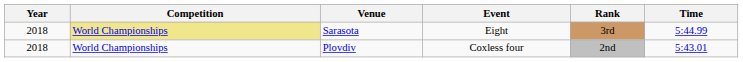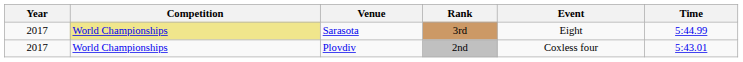columns swapped: (607, 13) <-> (496, 13)
(37, 31) 2018 -> (37, 31) 2017
(37, 48) 2018 -> (37, 48) 2017
